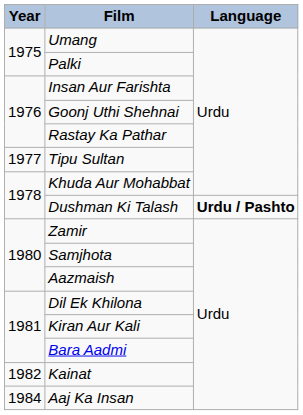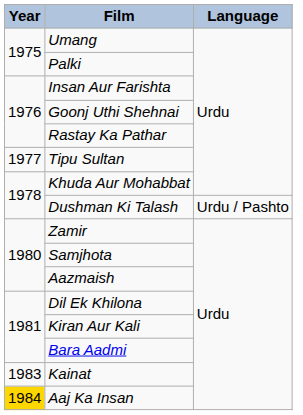(246, 207) bold -> (243, 207) normal
(25, 374) 1982 -> (25, 374) 1983
(25, 398) no background -> (25, 398) gold background
